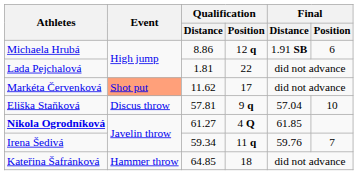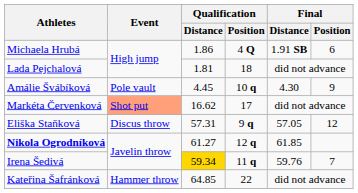(203, 50) 8.86 -> (203, 50) 1.86
(246, 50) 12 q -> (246, 50) 4 Q
(246, 68) 22 -> (246, 68) 18
+ row: (49, 87)
(203, 87) 11.62 -> (203, 105) 16.62
(203, 105) 57.81 -> (203, 124) 57.31
(289, 105) 57.04 -> (289, 124) 57.05
(332, 105) 10 -> (332, 124) 12
(246, 124) 4 Q -> (246, 142) 12 q
(203, 142) no background -> (203, 161) gold background
(246, 161) 18 -> (246, 179) 22
